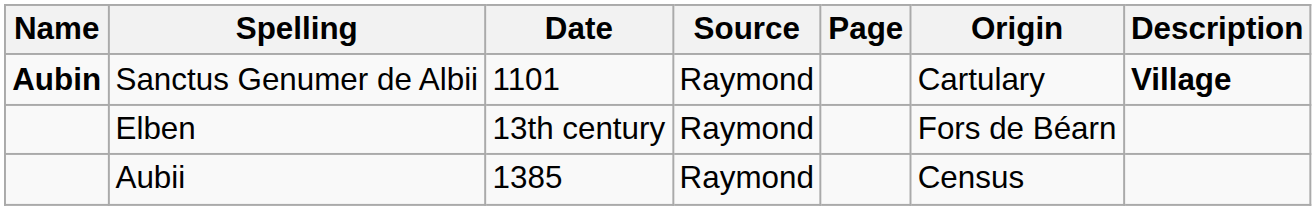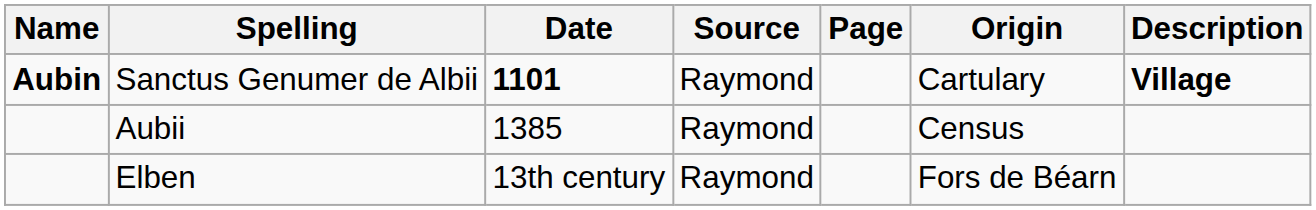(526, 79) normal -> (527, 79) bold
rows swapped: (156, 128) <-> (150, 178)
